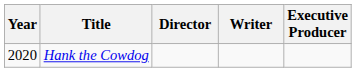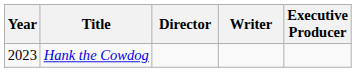(22, 55) 2020 -> (22, 55) 2023
